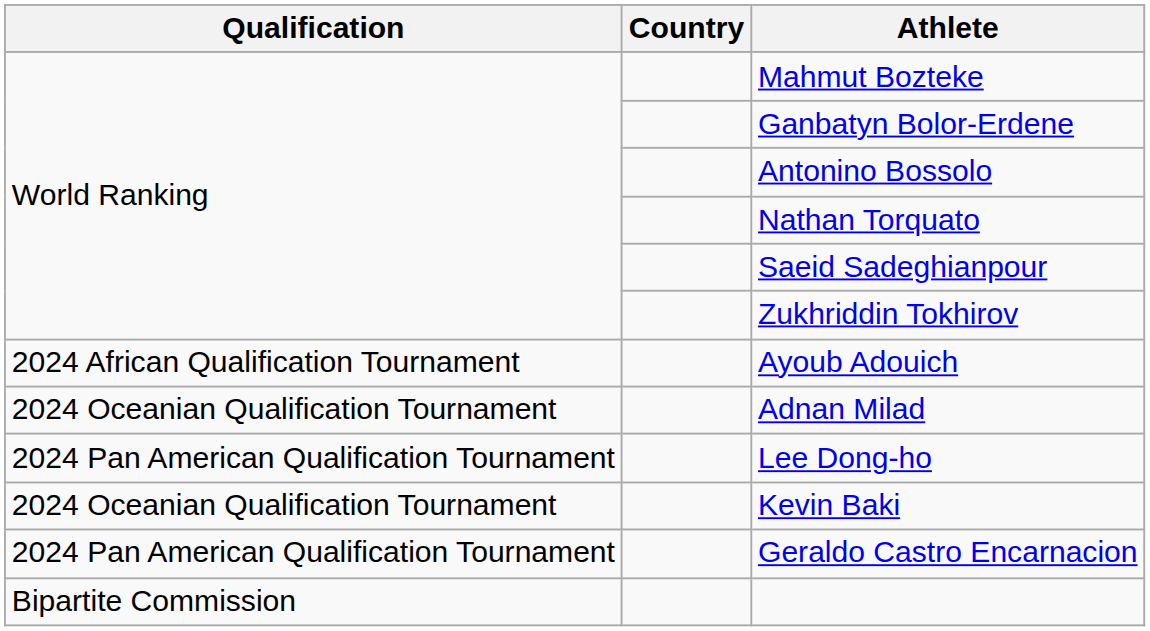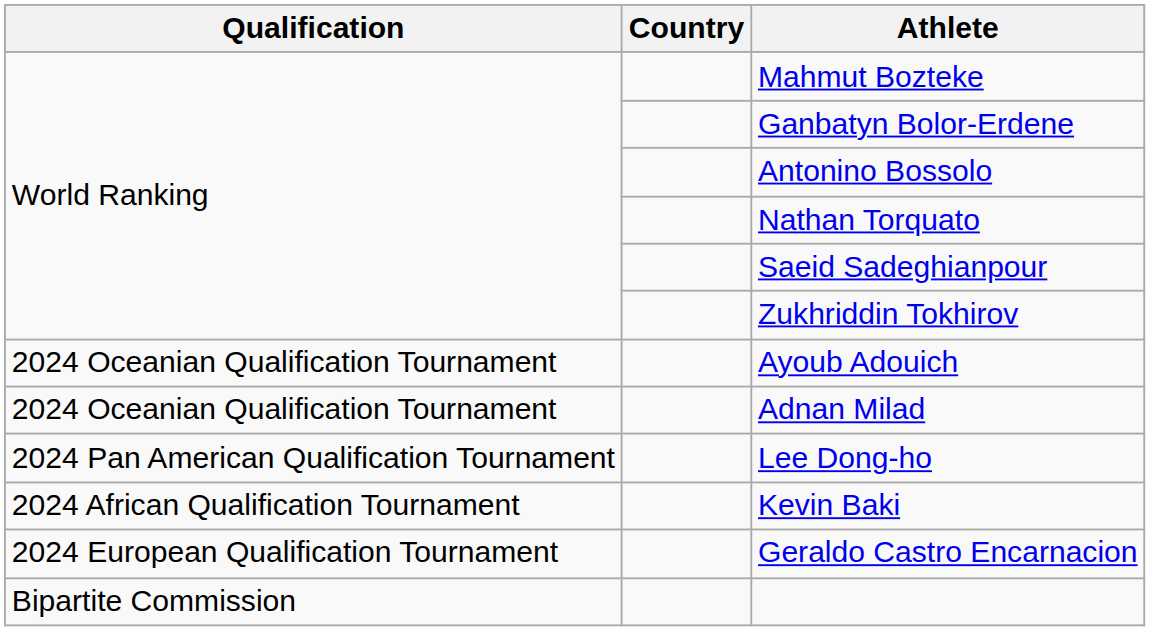(266, 362) 2024 African Qualification Tournament -> (284, 362) 2024 Oceanian Qualification Tournament
(284, 505) 2024 Oceanian Qualification Tournament -> (266, 505) 2024 African Qualification Tournament
(313, 553) 2024 Pan American Qualification Tournament -> (285, 553) 2024 European Qualification Tournament
